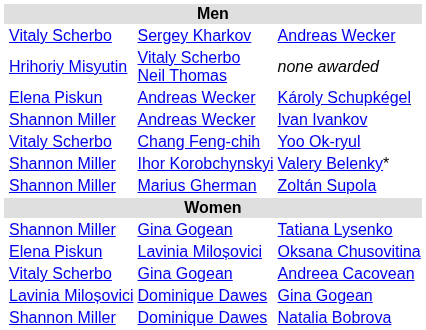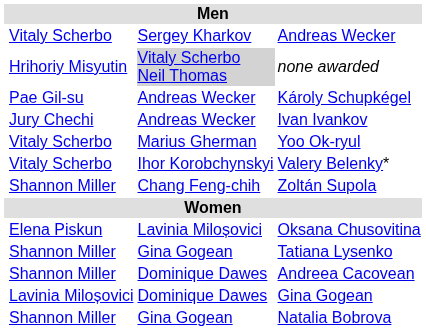(189, 66) no background -> (189, 66) lightgrey background
(56, 98) Elena Piskun -> (46, 98) Pae Gil-su
(62, 120) Shannon Miller -> (51, 120) Jury Chechi
(199, 142) Chang Feng-chih -> (197, 142) Marius Gherman
(62, 164) Shannon Miller -> (60, 164) Vitaly Scherbo
(197, 186) Marius Gherman -> (199, 186) Chang Feng-chih
rows swapped: (335, 230) <-> (349, 252)
(60, 274) Vitaly Scherbo -> (62, 274) Shannon Miller
(185, 274) Gina Gogean -> (202, 274) Dominique Dawes
(202, 318) Dominique Dawes -> (185, 318) Gina Gogean
